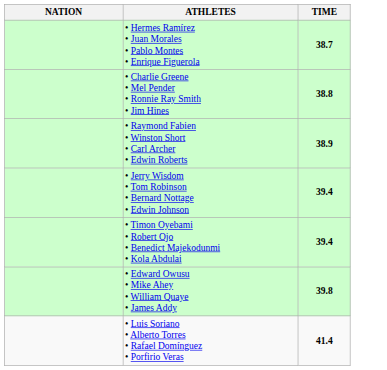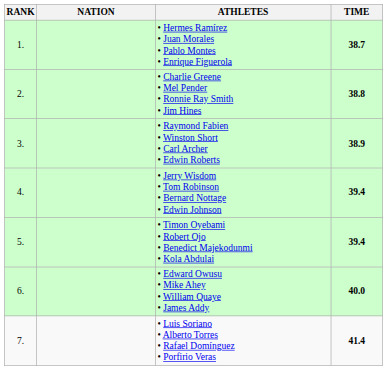+ column: (21, 12)
(324, 291) 39.8 -> (357, 291) 40.0
